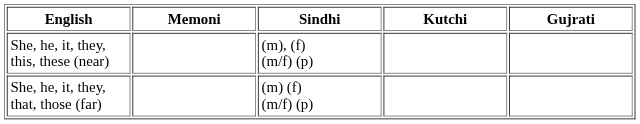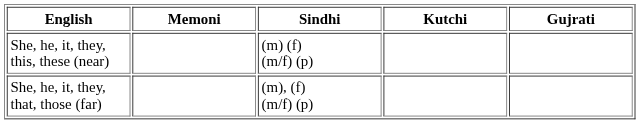(287, 53) (m), (f) (m/f) (p) -> (287, 53) (m) (f) (m/f) (p)
(287, 96) (m) (f) (m/f) (p) -> (287, 96) (m), (f) (m/f) (p)
